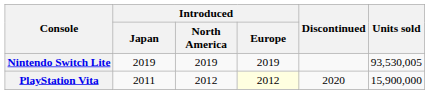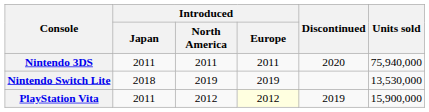+ row: (59, 62)
(144, 62) 2019 -> (144, 80) 2018
(396, 62) 93,530,005 -> (396, 80) 13,530,000
(334, 80) 2020 -> (334, 98) 2019
